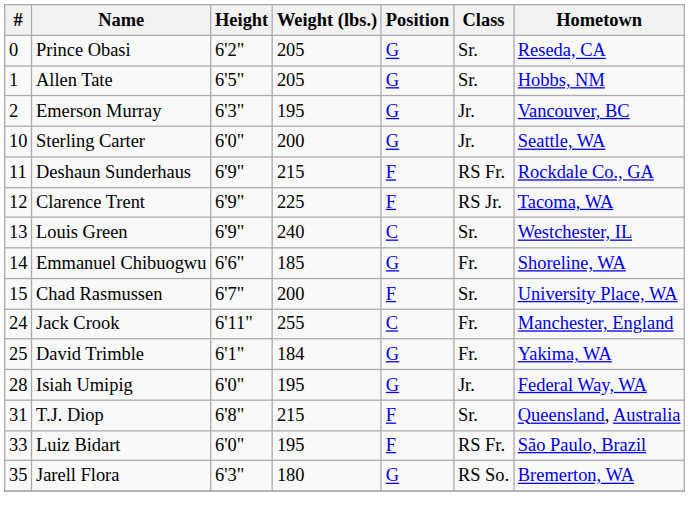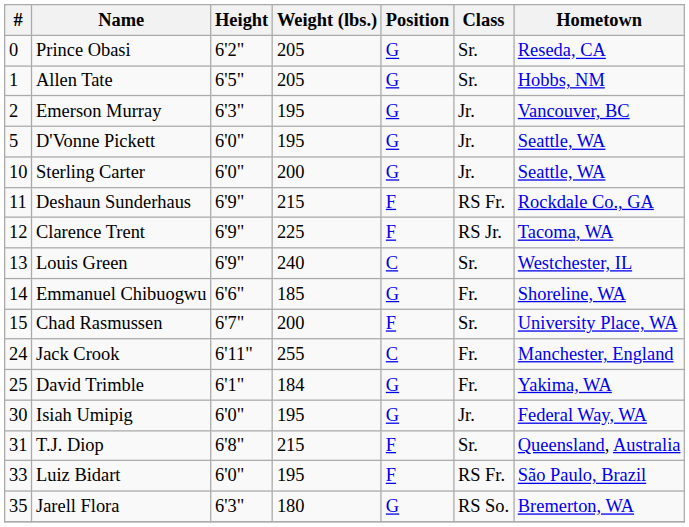+ row: (96, 141)
(18, 384) 28 -> (18, 415) 30
